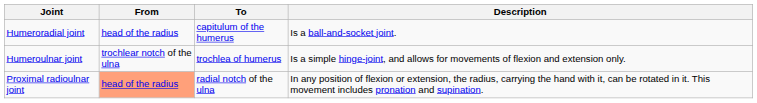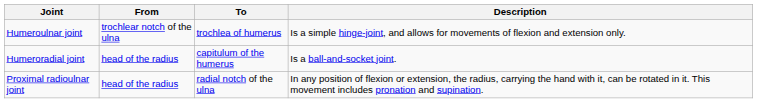rows swapped: (44, 58) <-> (45, 32)
(140, 84) lightsalmon background -> (140, 84) no background
